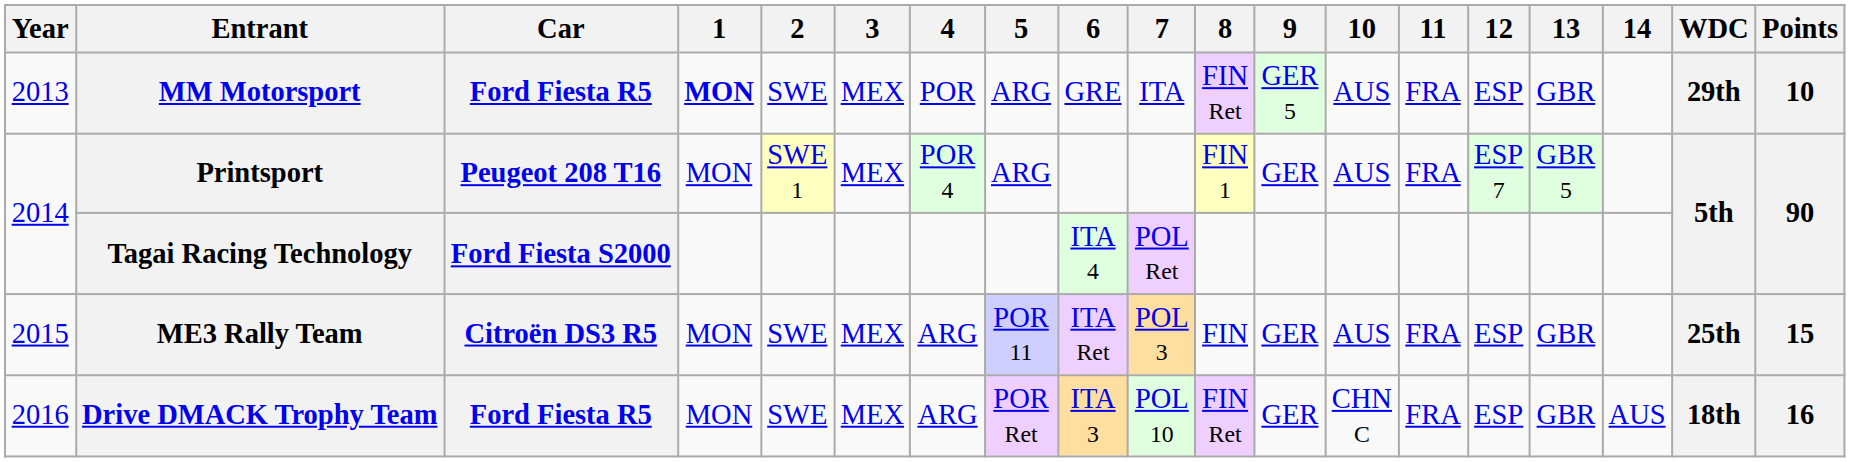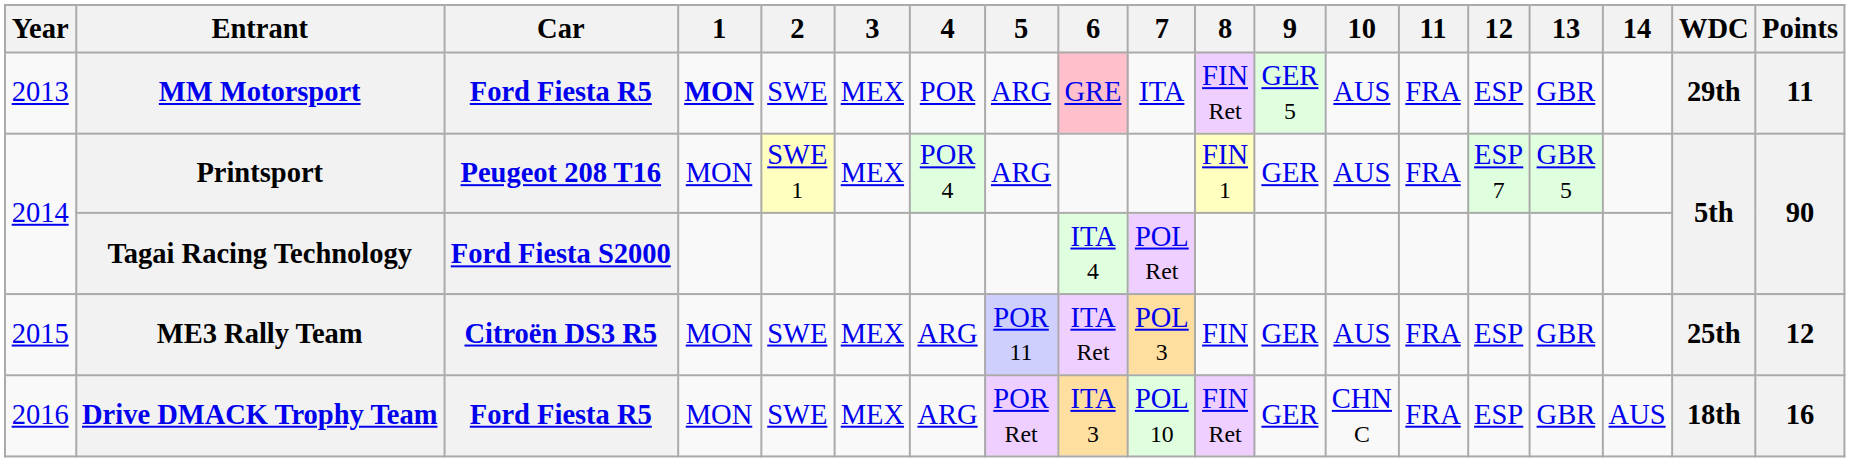(1093, 92) no background -> (1093, 92) pink background
(1800, 92) 10 -> (1800, 92) 11
(1800, 334) 15 -> (1800, 334) 12
